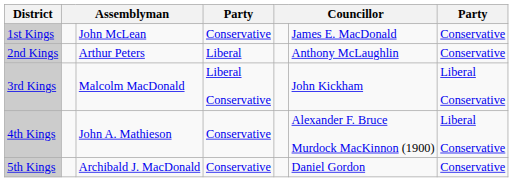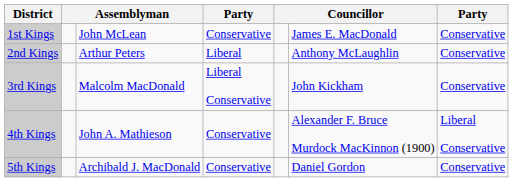(473, 86) Liberal Conservative -> (473, 86) Conservative
